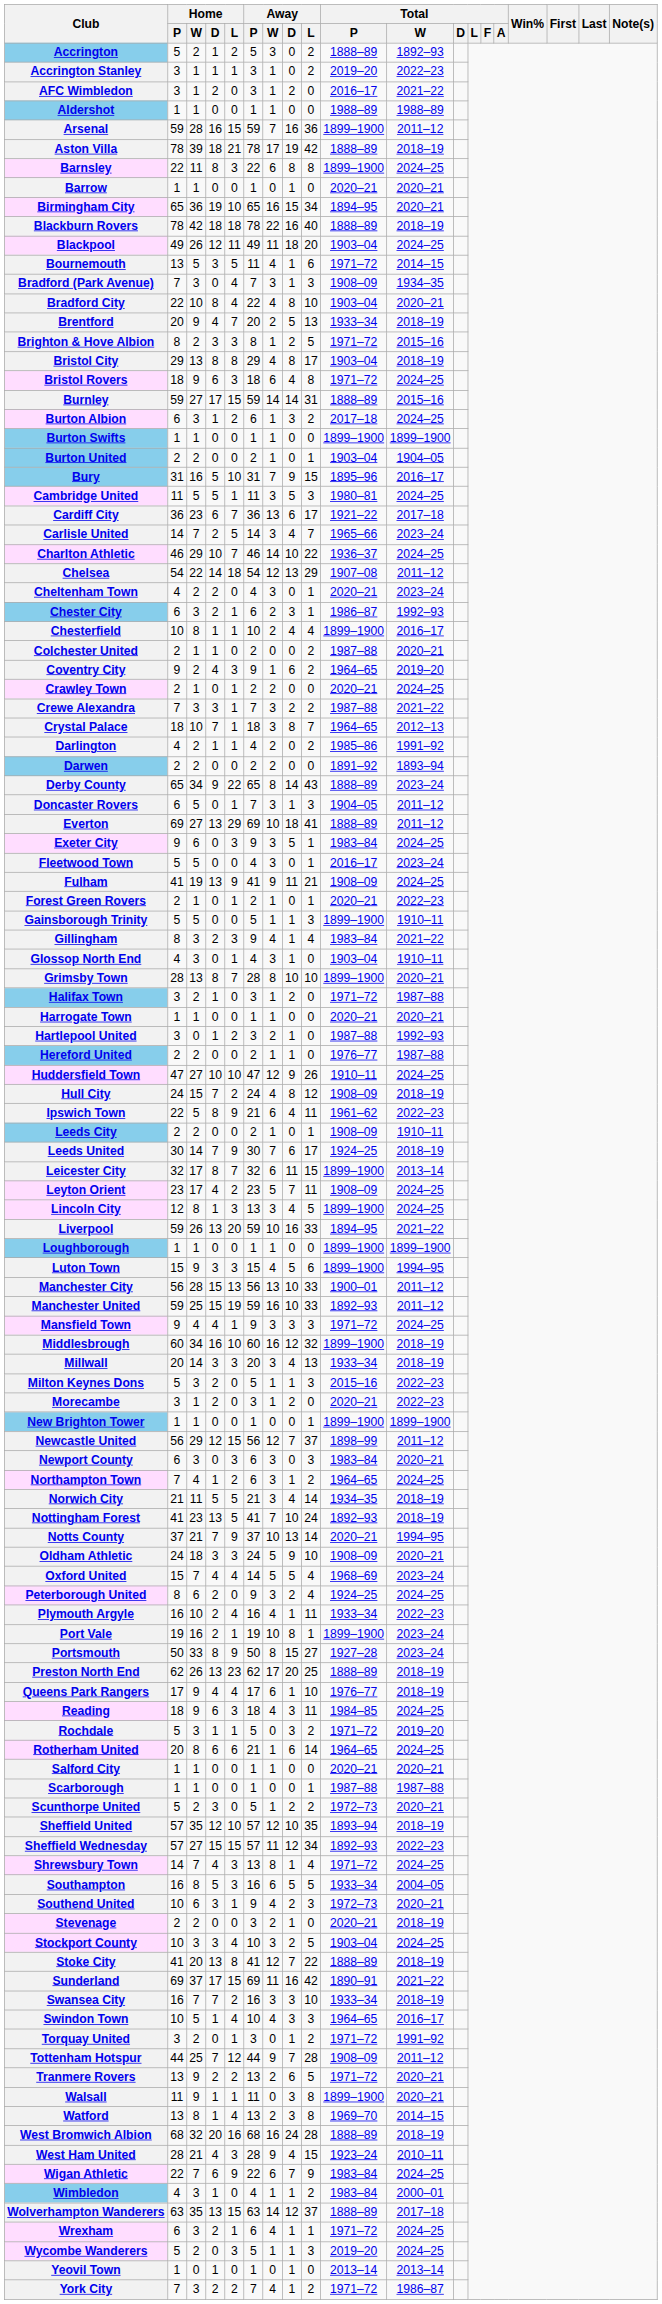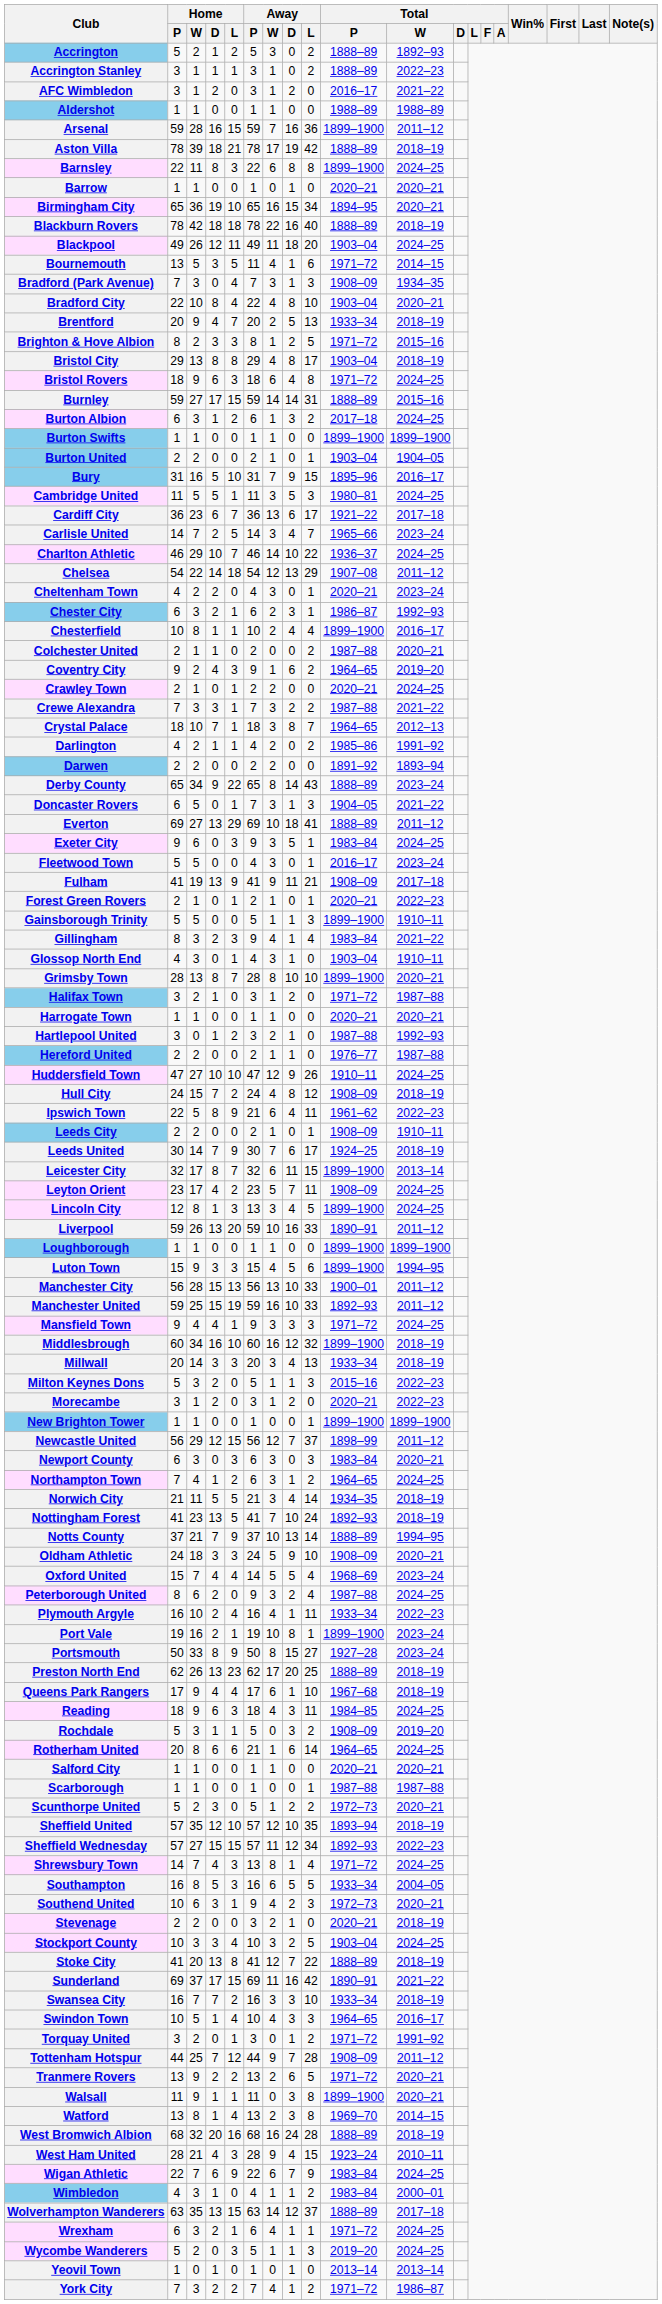(354, 71) 2019–20 -> (354, 71) 1888–89
(420, 804) 2011–12 -> (420, 804) 2021–22
(420, 881) 2024–25 -> (420, 881) 2017–18
(354, 1229) 1894–95 -> (354, 1229) 1890–91
(420, 1229) 2021–22 -> (420, 1229) 2011–12
(354, 1537) 2020–21 -> (354, 1537) 1888–89
(354, 1595) 1924–25 -> (354, 1595) 1987–88
(354, 1691) 1976–77 -> (354, 1691) 1967–68
(354, 1730) 1971–72 -> (354, 1730) 1908–09
